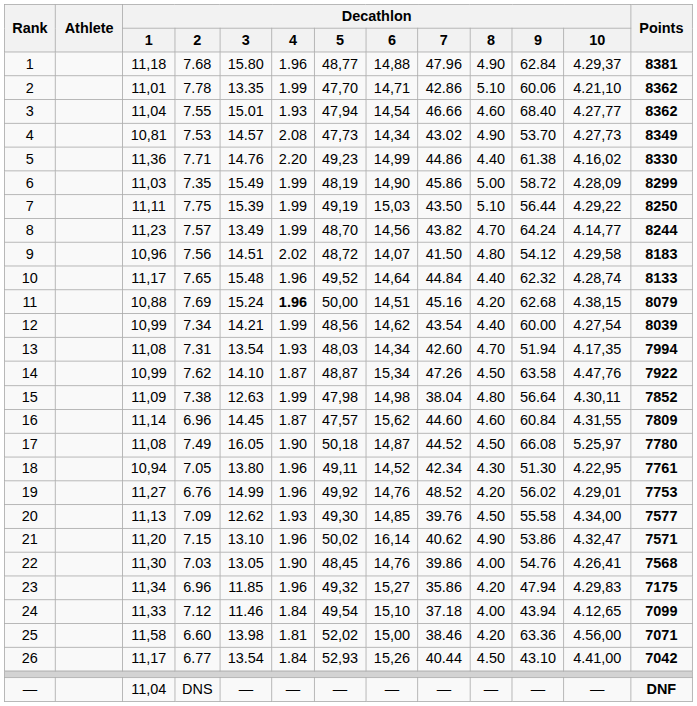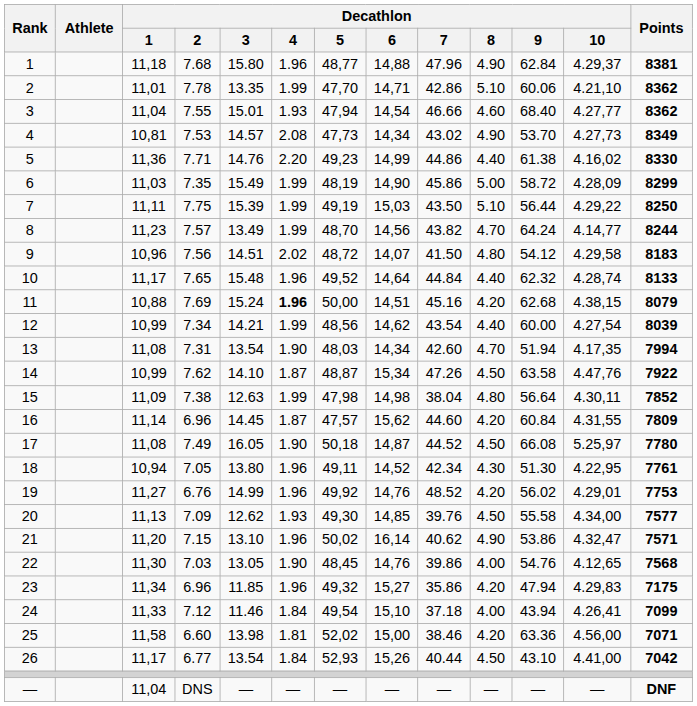(293, 349) 1.93 -> (293, 349) 1.90
(491, 420) 4.60 -> (491, 420) 4.20
(597, 563) 4.26,41 -> (597, 563) 4.12,65
(597, 611) 4.12,65 -> (597, 611) 4.26,41
